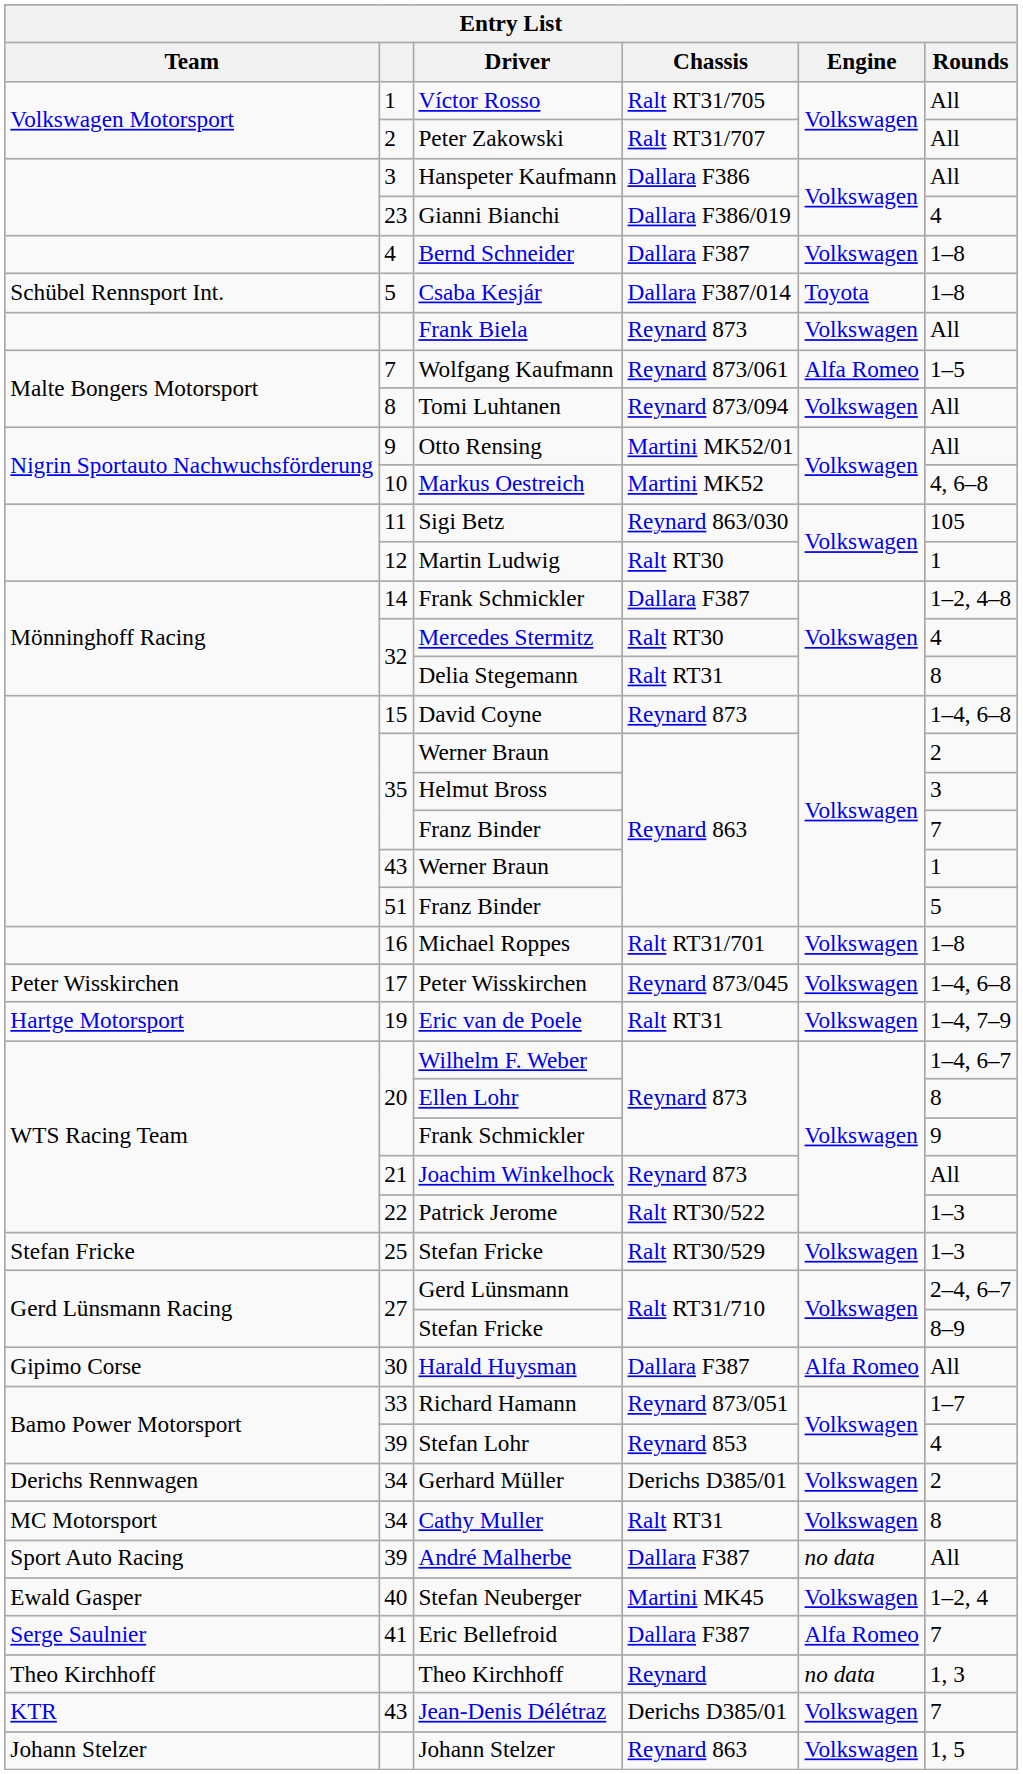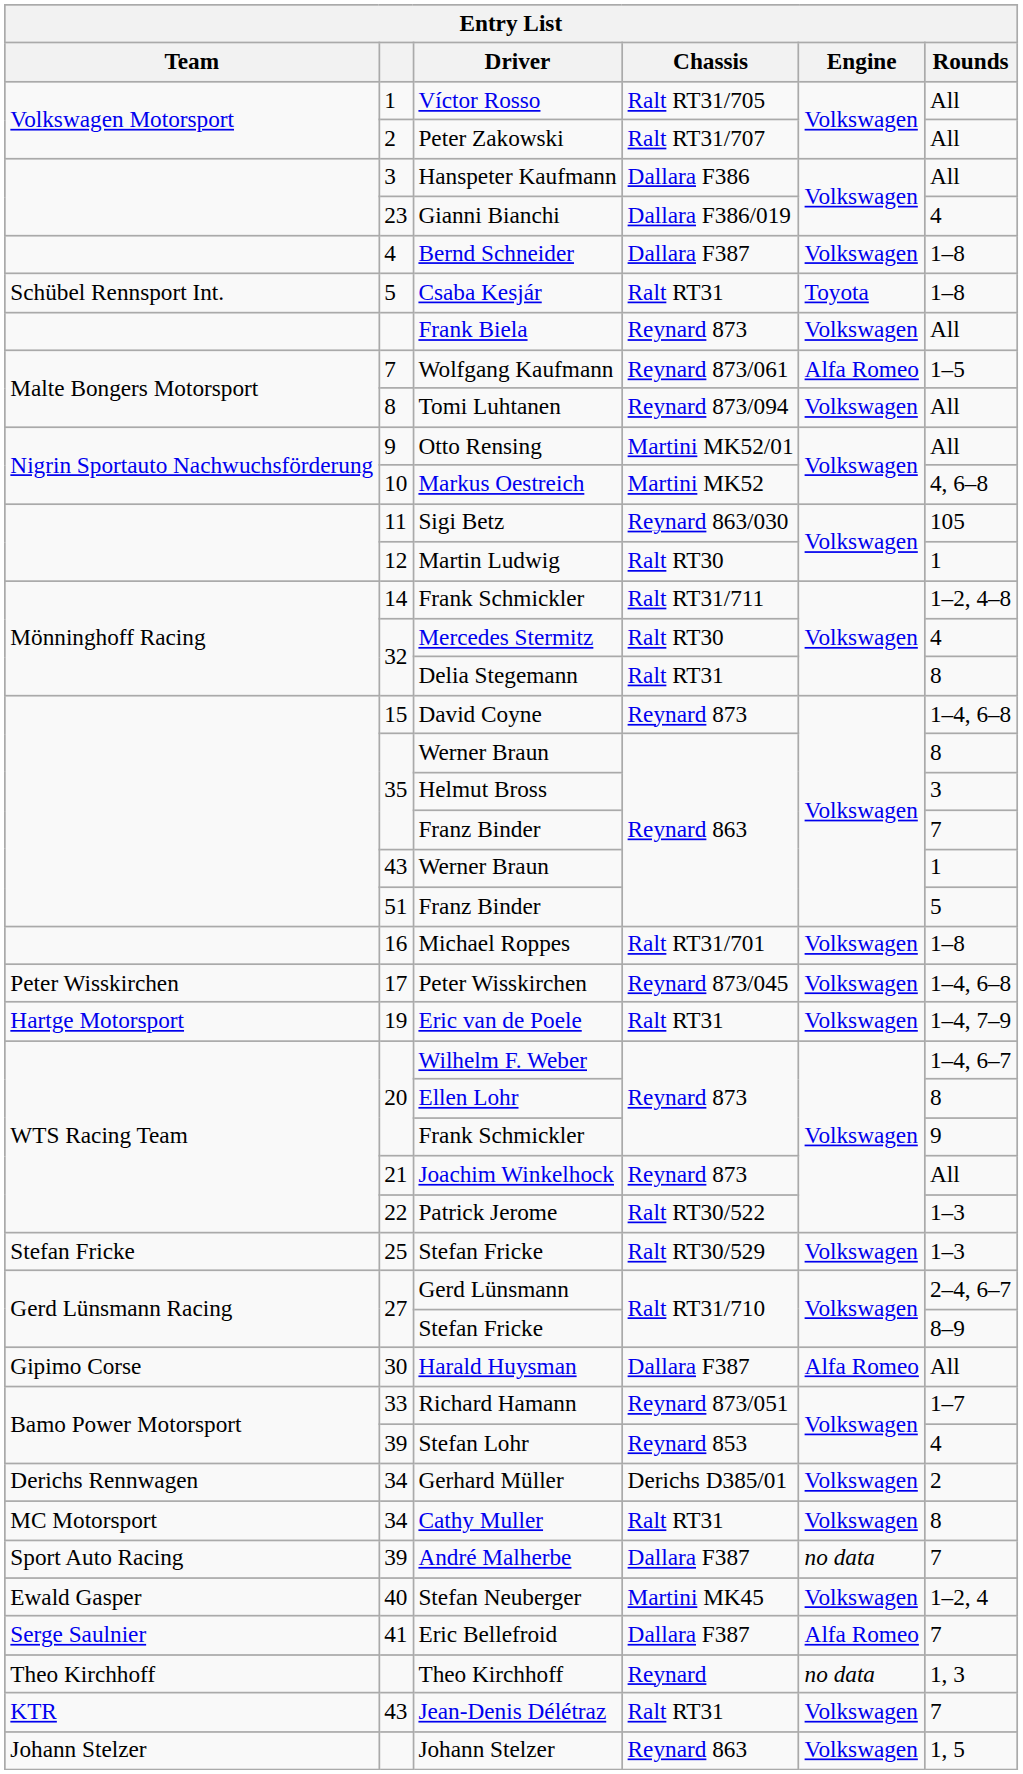(709, 291) Dallara F387/014 -> (676, 291) Ralt RT31
(689, 598) Dallara F387 -> (696, 598) Ralt RT31/711
(936, 752) 2 -> (936, 752) 8
(945, 1558) All -> (936, 1558) 7
(707, 1711) Derichs D385/01 -> (676, 1711) Ralt RT31
